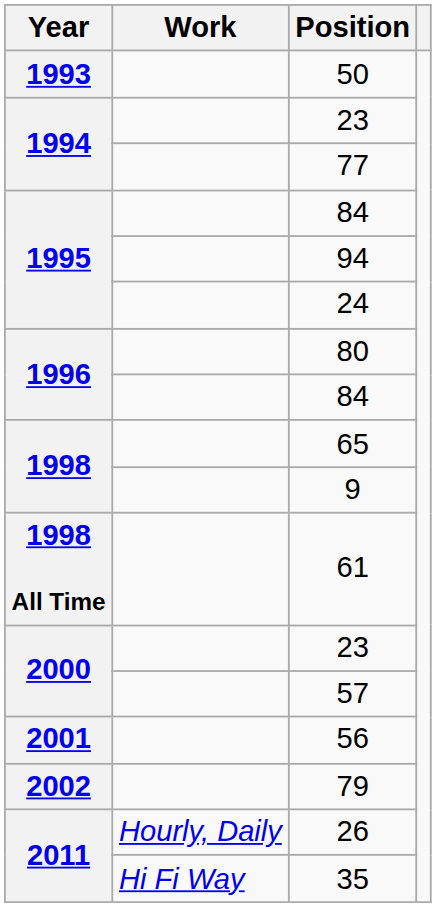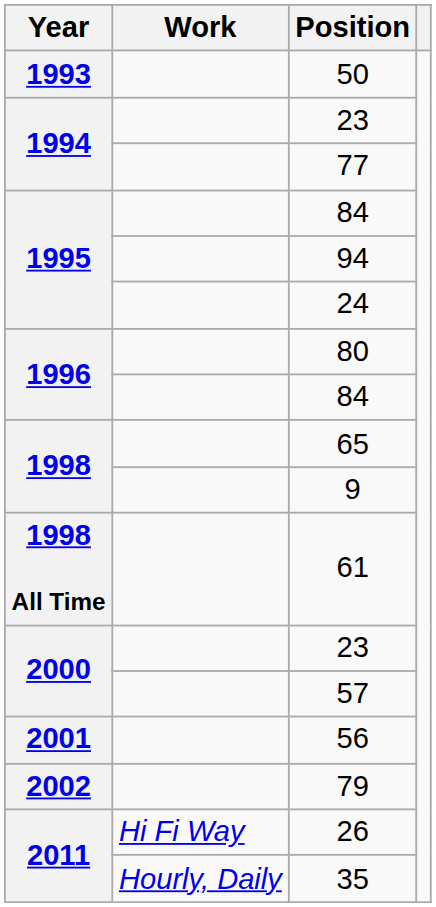(200, 832) Hourly, Daily -> (182, 832) Hi Fi Way
(182, 878) Hi Fi Way -> (200, 878) Hourly, Daily
